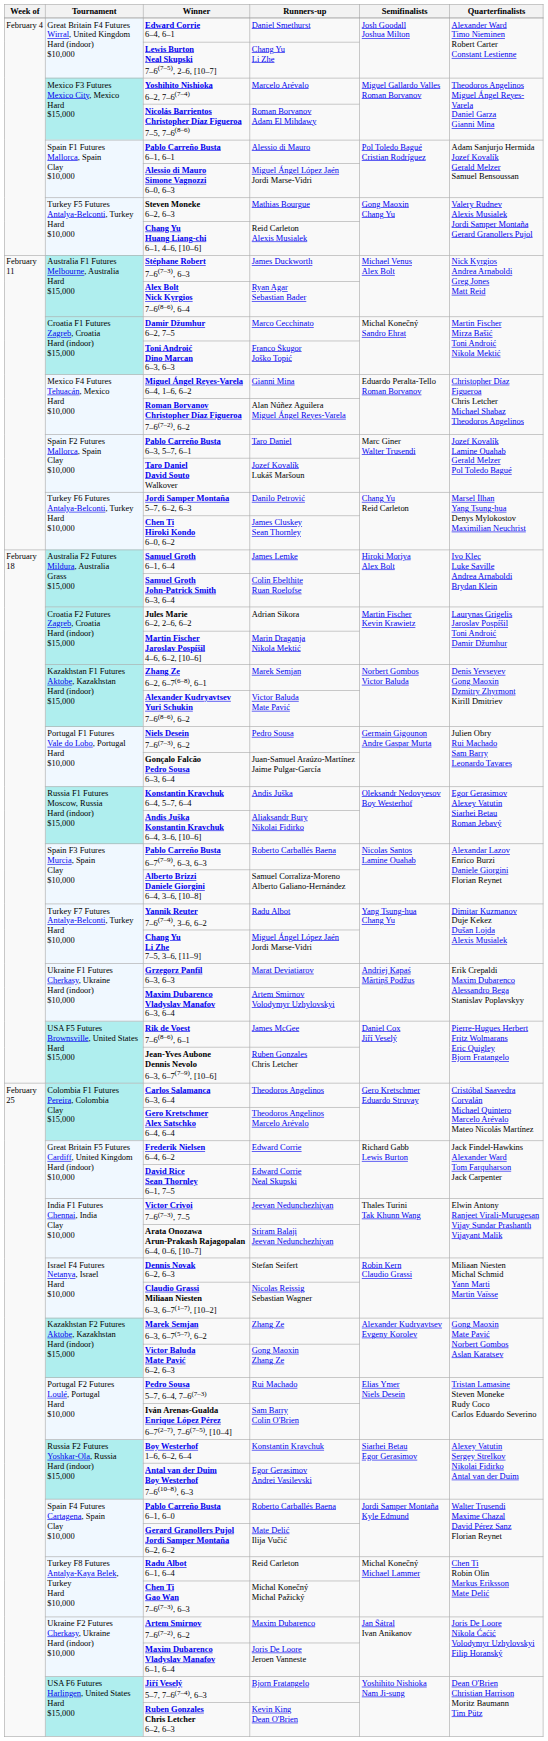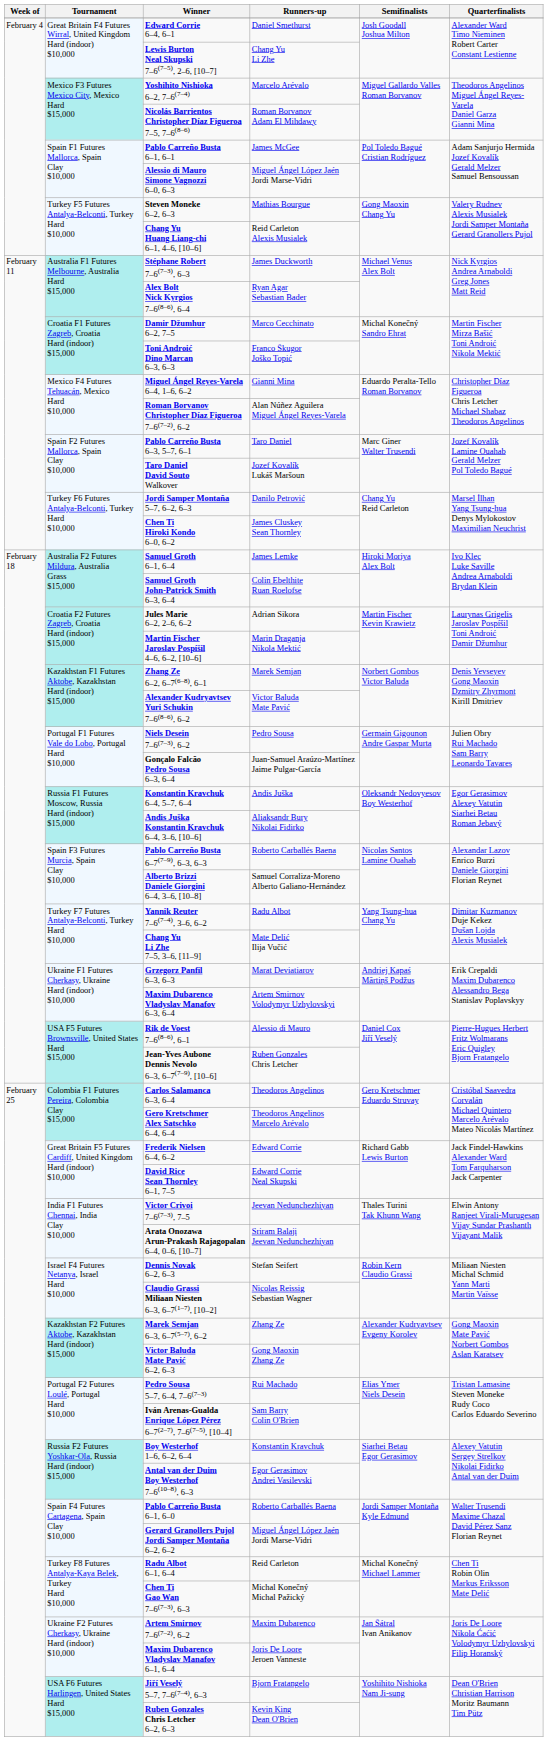(281, 146) Alessio di Mauro -> (276, 146) James McGee
(295, 941) Miguel Ángel López Jaén Jordi Marse-Vidri -> (271, 941) Mate Delić Ilija Vučić
(276, 1027) James McGee -> (281, 1027) Alessio di Mauro
(271, 1534) Mate Delić Ilija Vučić -> (295, 1534) Miguel Ángel López Jaén Jordi Marse-Vidri
